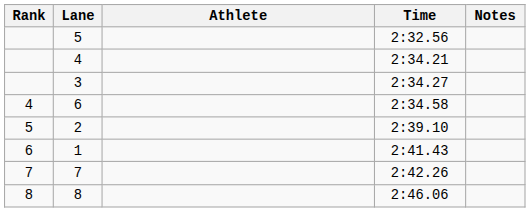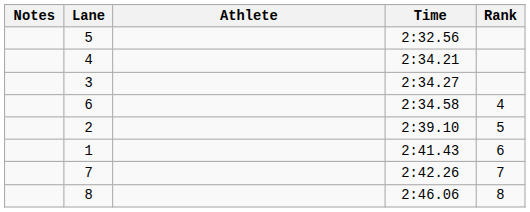columns swapped: (29, 16) <-> (495, 16)
